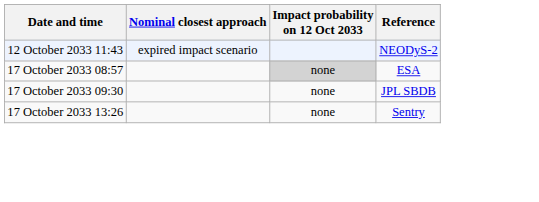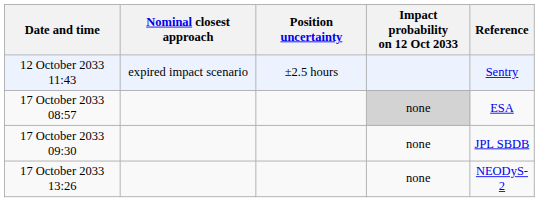+ column: (311, 30)
(408, 50) NEODyS-2 -> (502, 72) Sentry
(408, 112) Sentry -> (502, 179) NEODyS-2
